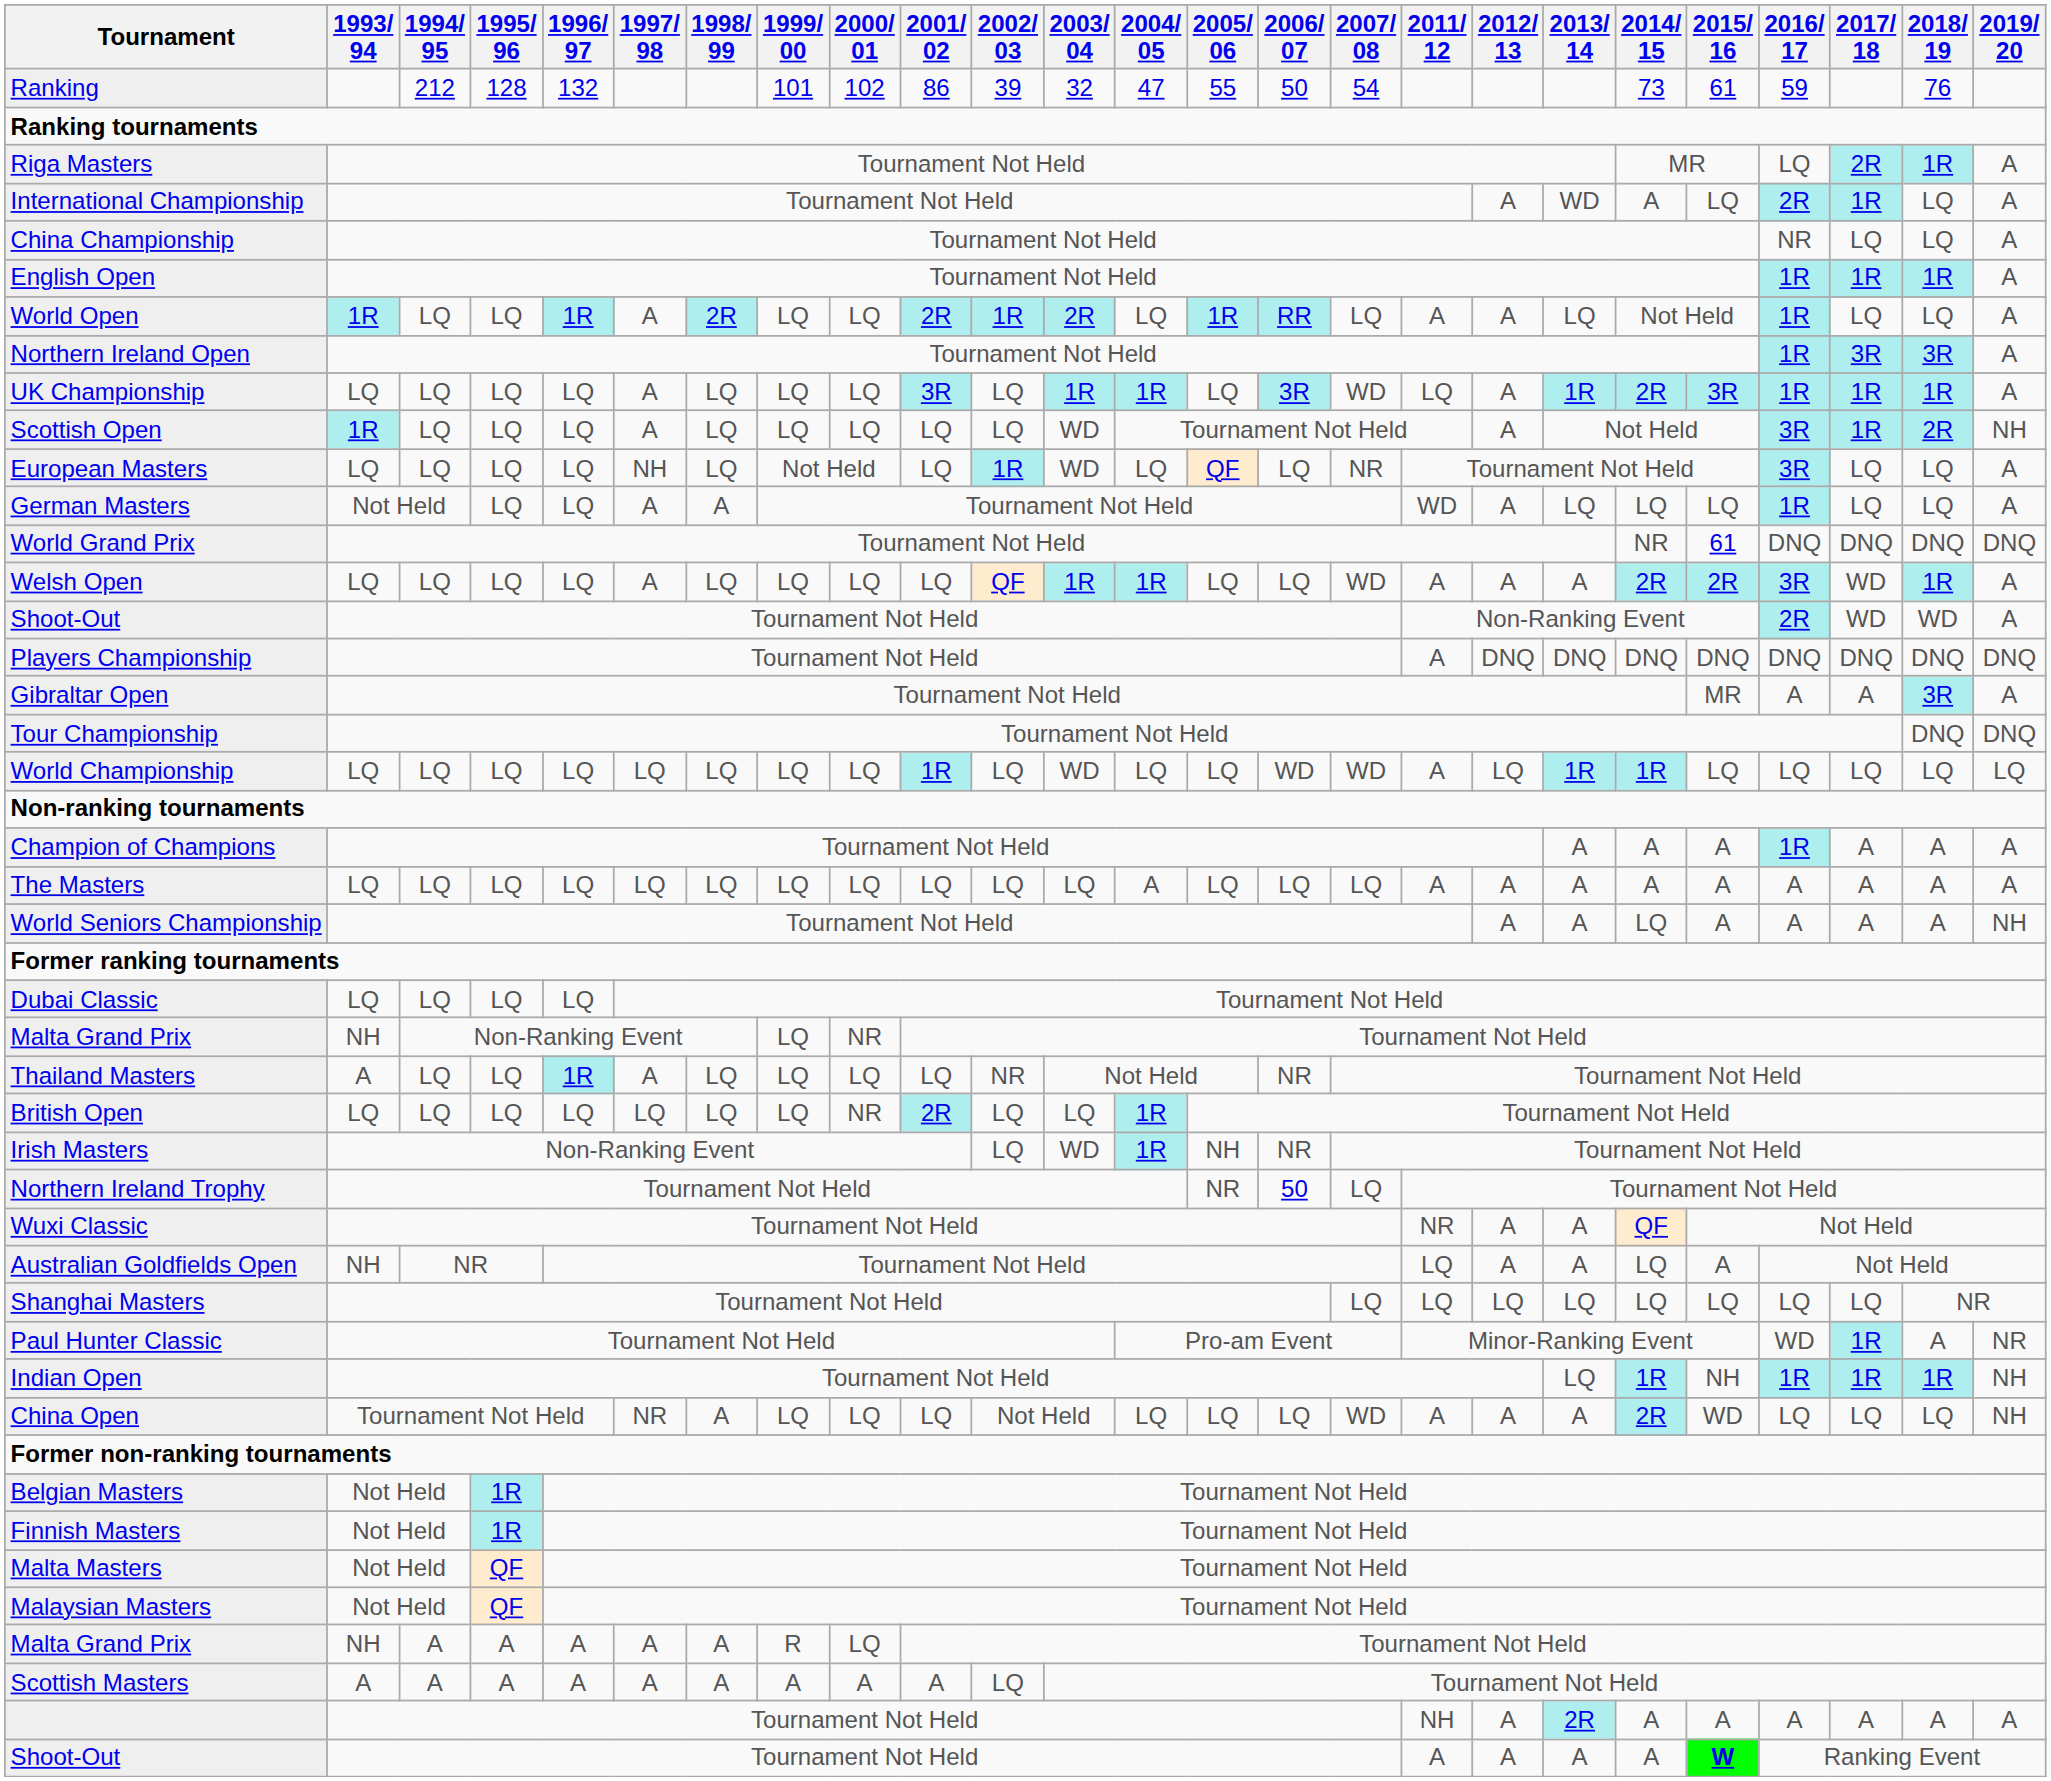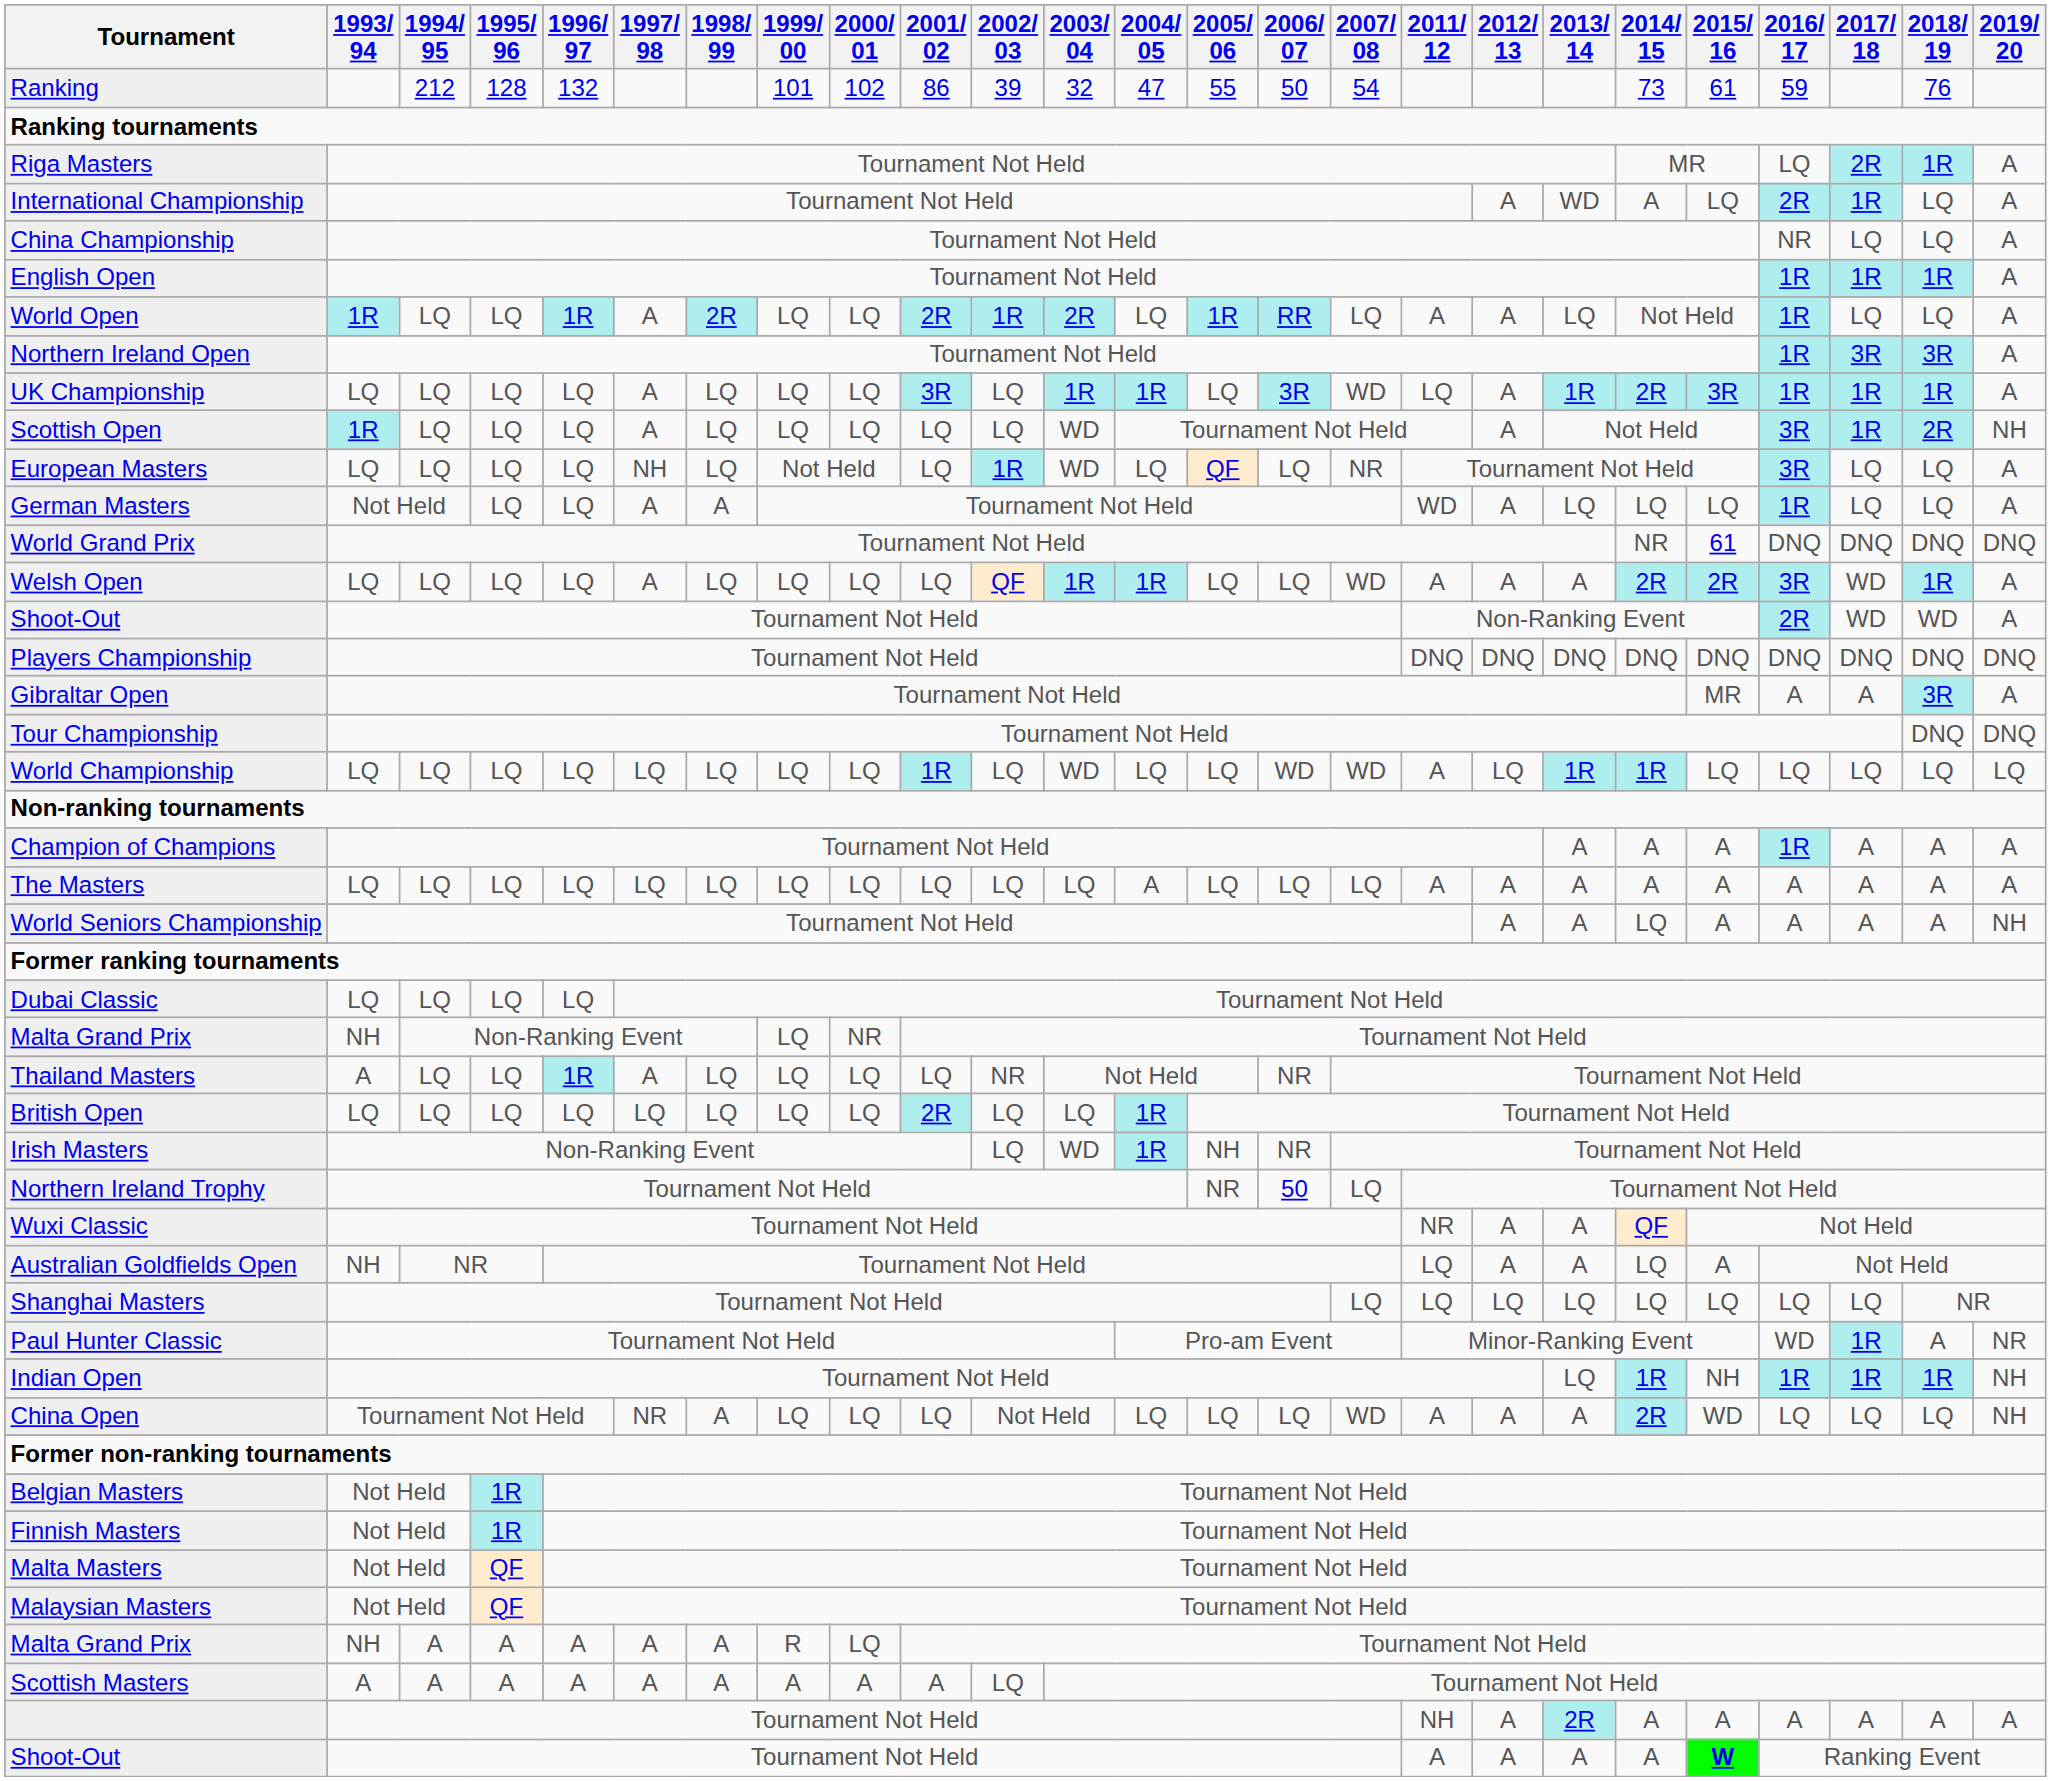(1437, 657) A -> (1437, 657) DNQ
(865, 1112) NR -> (865, 1112) LQ
